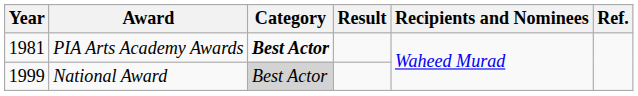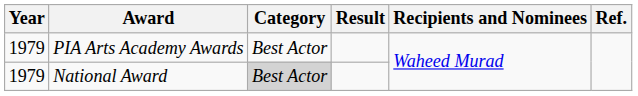(27, 47) 1981 -> (27, 47) 1979
(290, 47) bold -> (290, 47) normal
(27, 76) 1999 -> (27, 76) 1979
